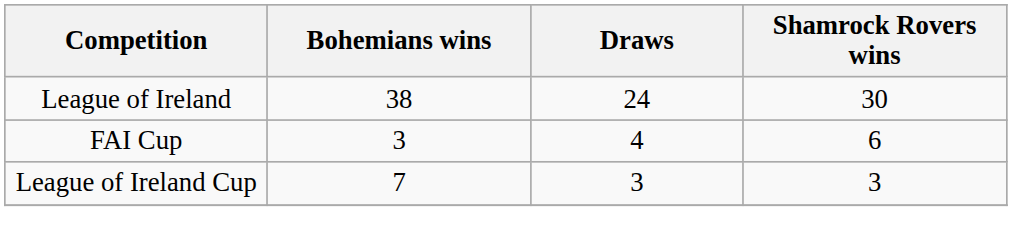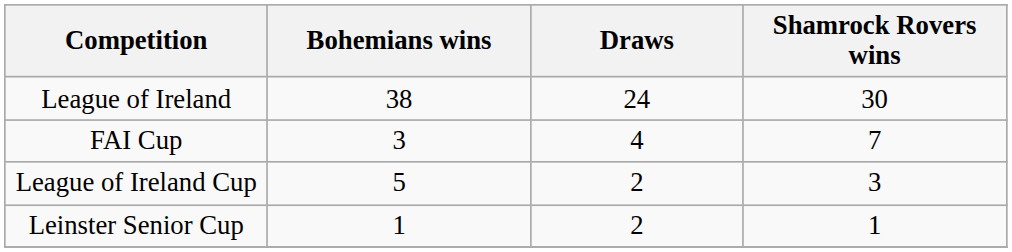(875, 140) 6 -> (875, 140) 7
(399, 182) 7 -> (399, 182) 5
(637, 182) 3 -> (637, 182) 2
+ row: (136, 225)
